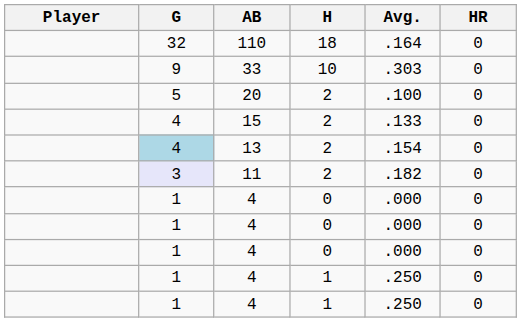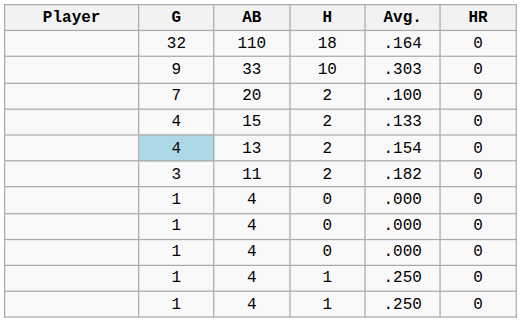(176, 96) 5 -> (176, 96) 7
(176, 174) lavender background -> (176, 174) no background
